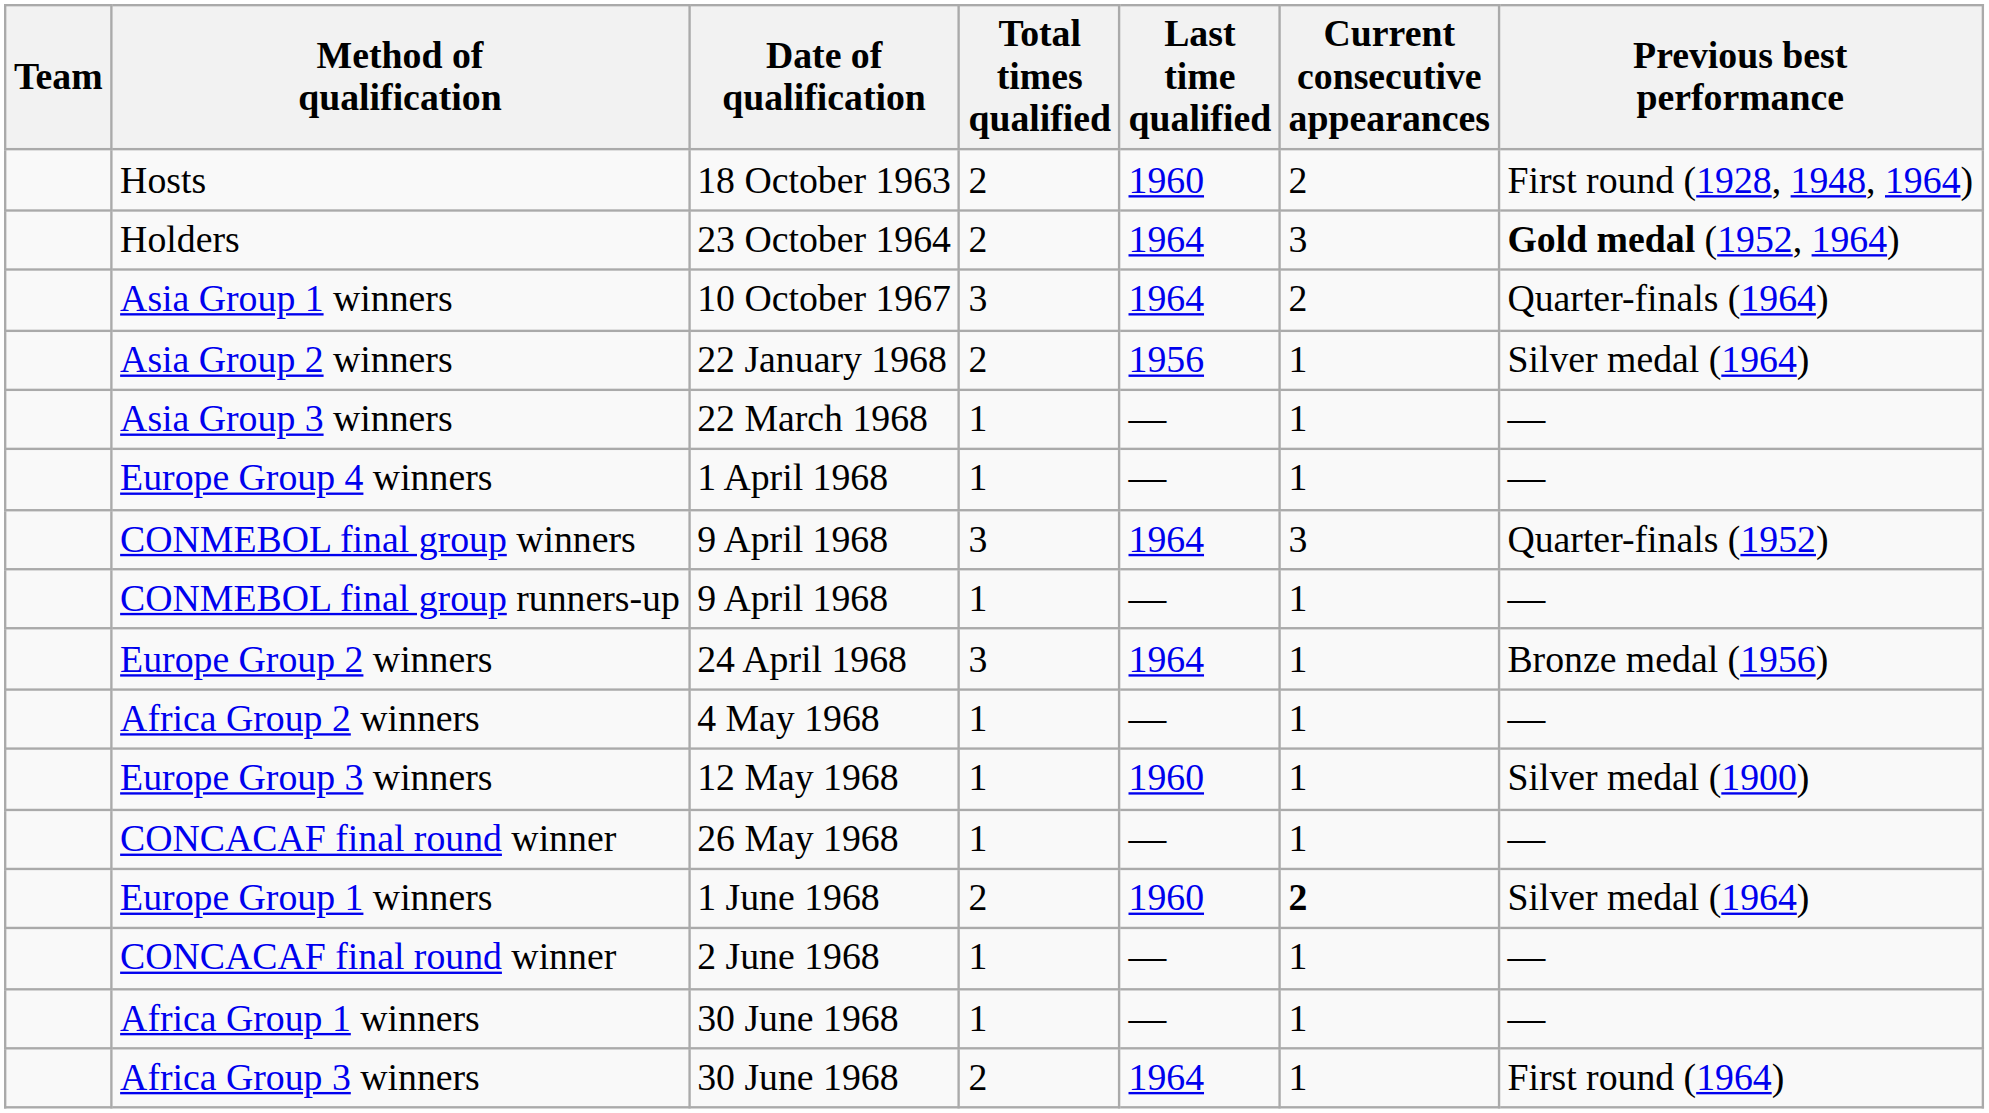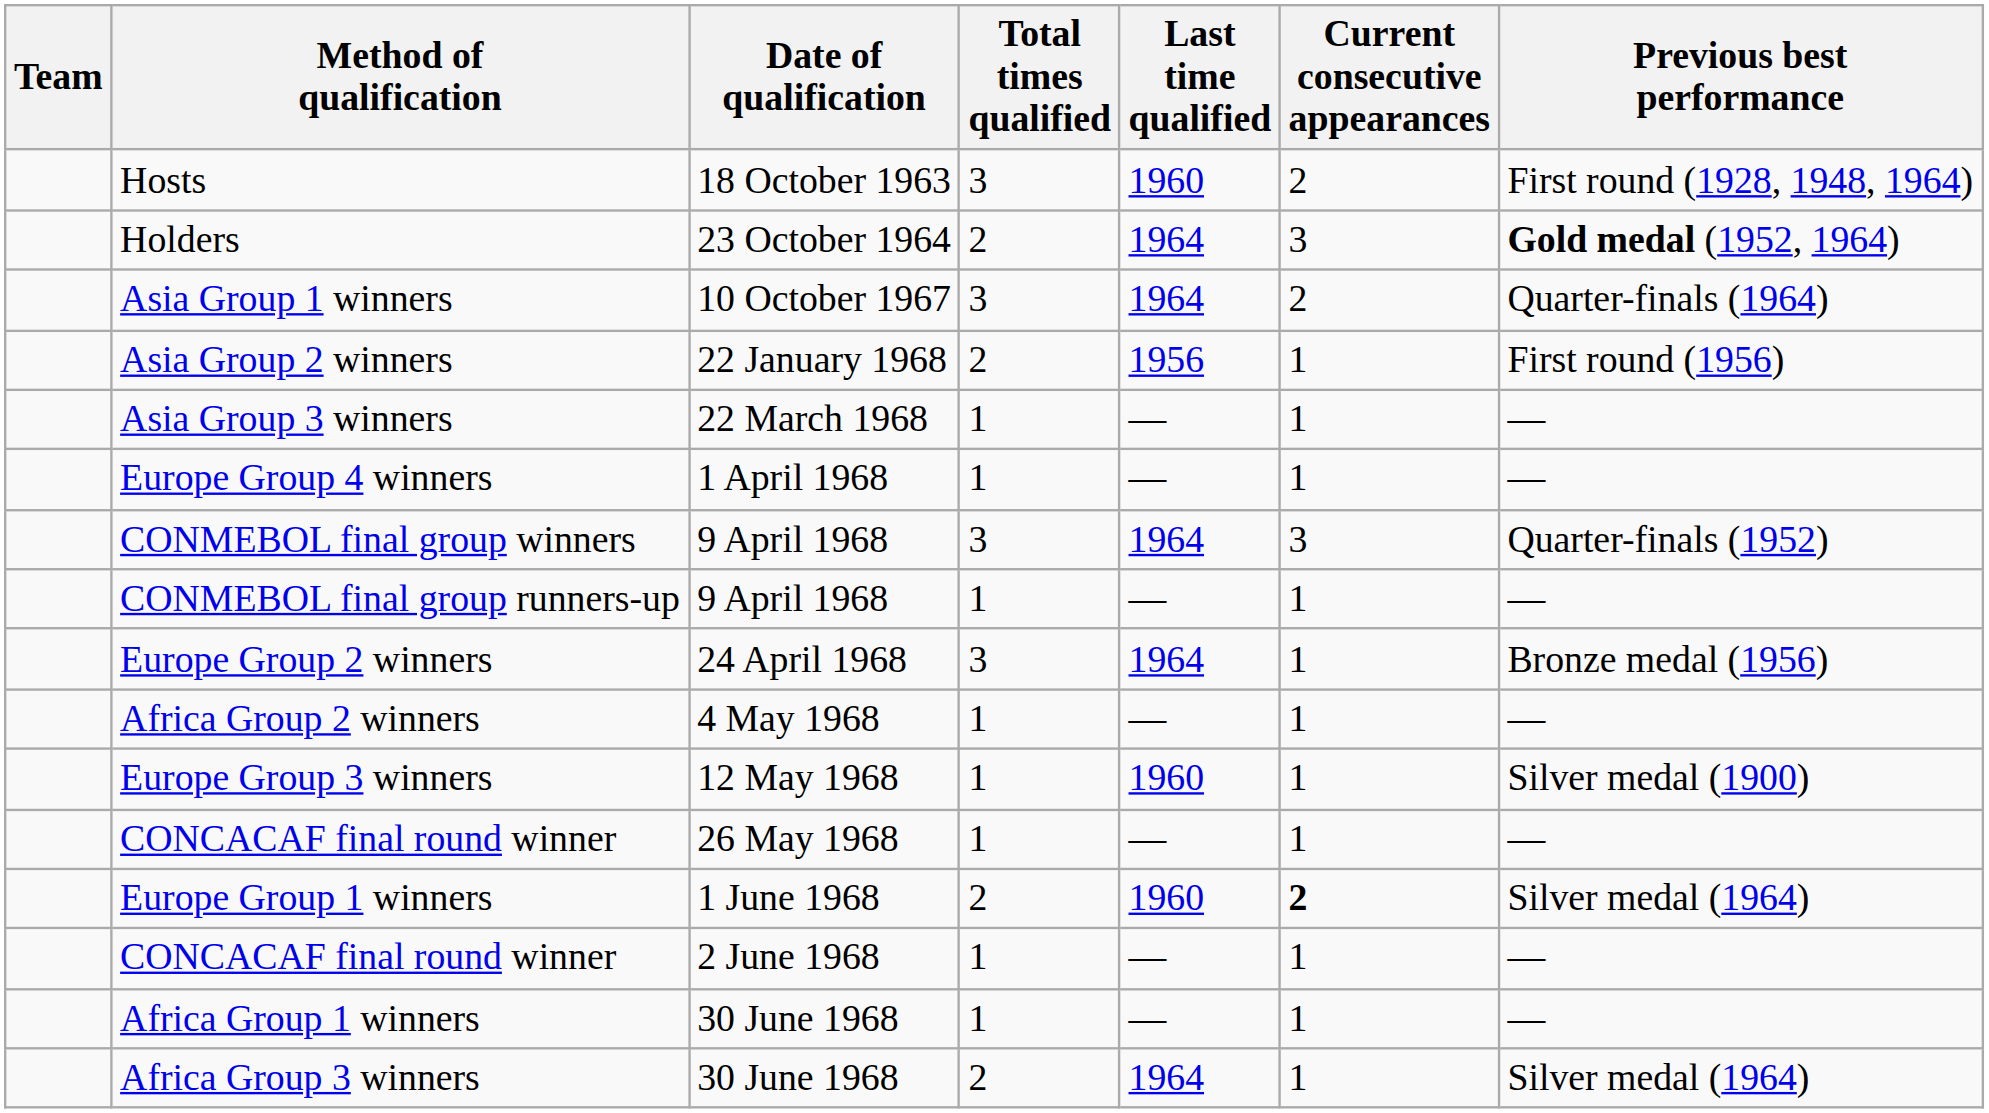(978, 179) 2 -> (978, 179) 3
(1658, 358) Silver medal (1964) -> (1646, 358) First round (1956)
(1646, 1077) First round (1964) -> (1658, 1077) Silver medal (1964)
